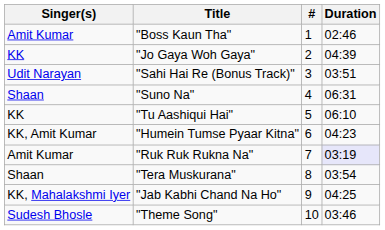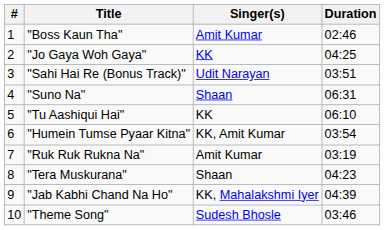columns swapped: (312, 14) <-> (69, 14)
(340, 54) 04:39 -> (340, 54) 04:25
(340, 134) 04:23 -> (340, 134) 03:54
(340, 154) lavender background -> (340, 154) no background
(340, 174) 03:54 -> (340, 174) 04:23
(340, 194) 04:25 -> (340, 194) 04:39
